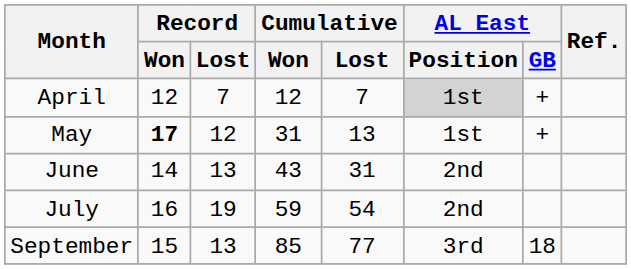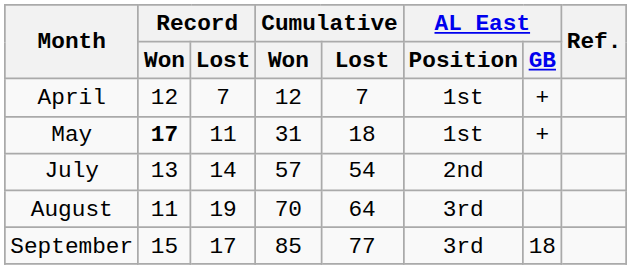(463, 98) lightgrey background -> (463, 98) no background
(223, 135) 12 -> (223, 135) 11
(362, 135) 13 -> (362, 135) 18
- row: (72, 172)
(164, 209) 16 -> (164, 172) 13
(223, 209) 19 -> (223, 172) 14
(288, 209) 59 -> (288, 172) 57
+ row: (72, 209)
(223, 246) 13 -> (223, 246) 17
